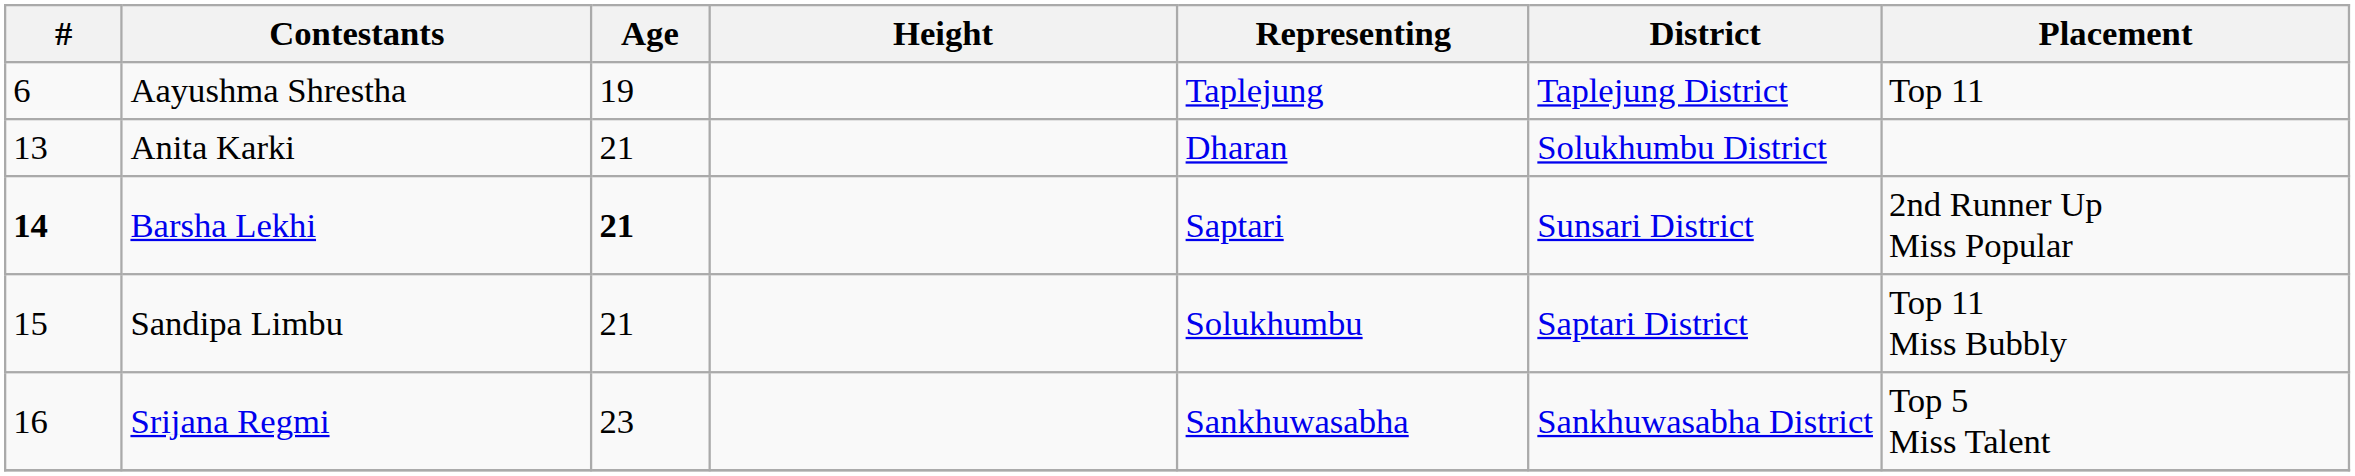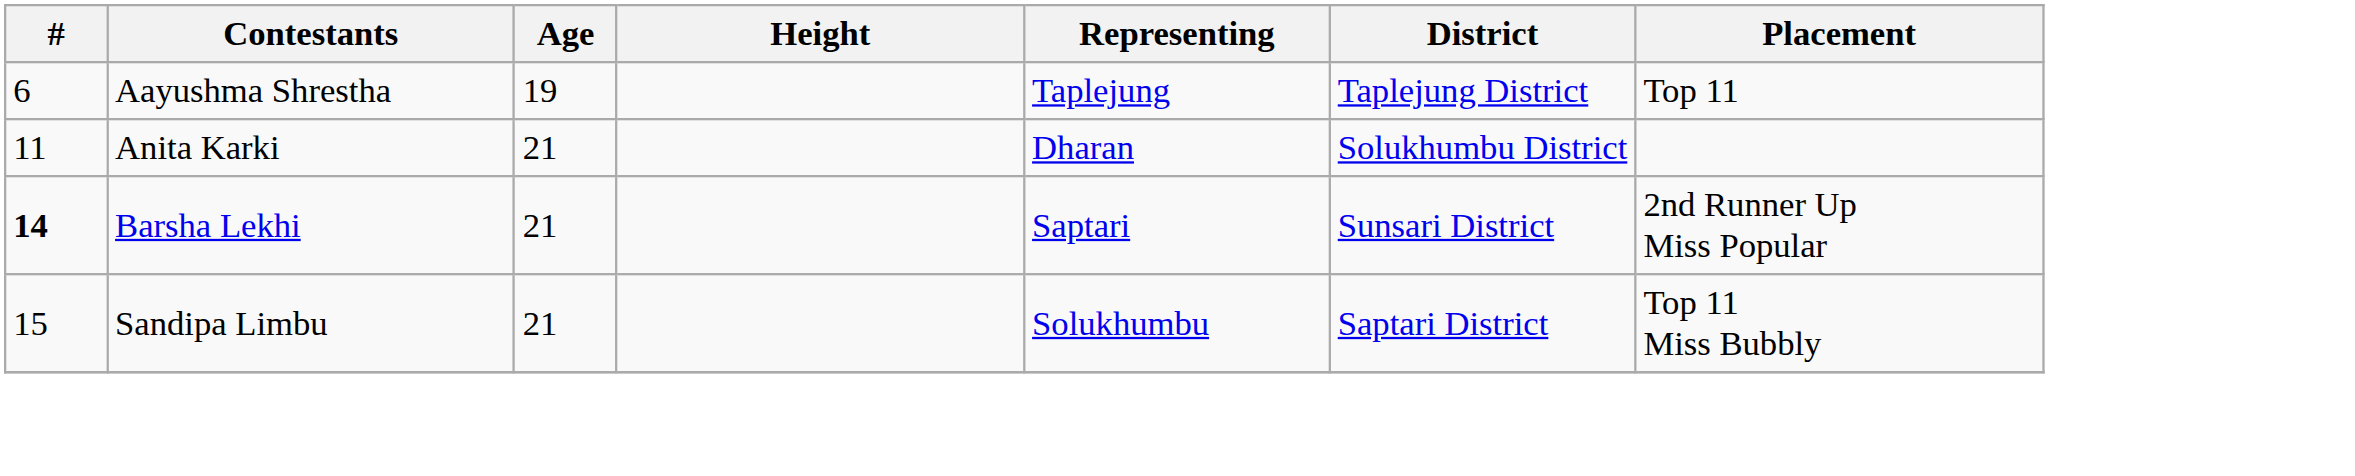(31, 147) 13 -> (30, 147) 11
(617, 225) bold -> (540, 225) normal
- row: (230, 421)
